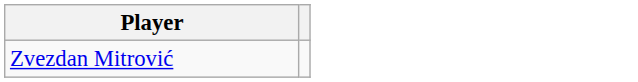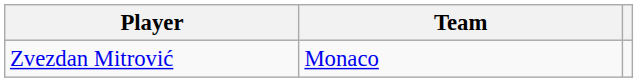+ column: (461, 22)
